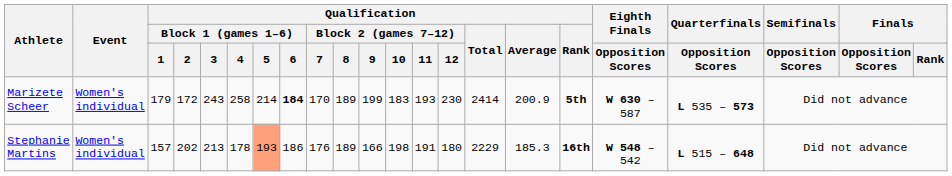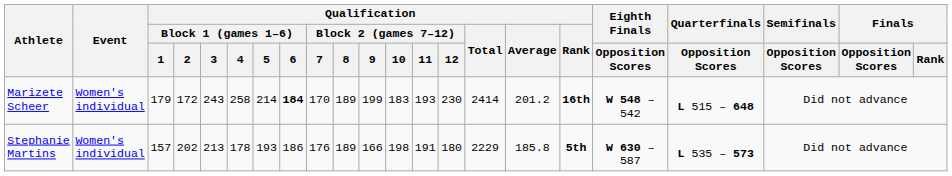(532, 100) 200.9 -> (532, 100) 201.2
(576, 100) 5th -> (576, 100) 16th
(630, 107) W 630 – 587 -> (630, 107) W 548 – 542
(716, 107) L 535 – 573 -> (716, 107) L 515 – 648
(267, 147) lightsalmon background -> (267, 147) no background
(532, 147) 185.3 -> (532, 147) 185.8
(576, 147) 16th -> (576, 147) 5th
(630, 154) W 548 – 542 -> (630, 154) W 630 – 587
(716, 154) L 515 – 648 -> (716, 154) L 535 – 573
